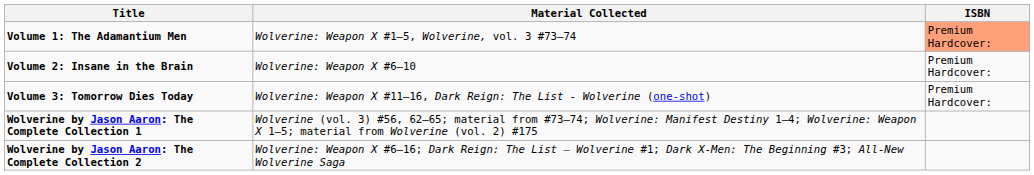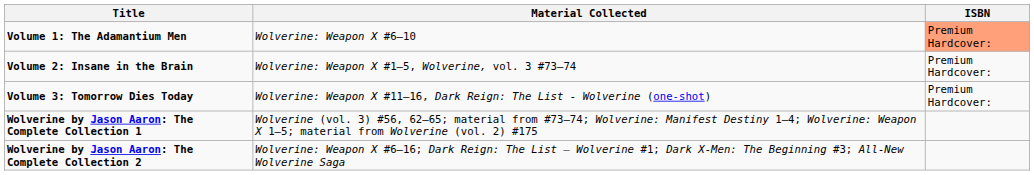(416, 37) Wolverine: Weapon X #1–5, Wolverine, vol. 3 #73–74 -> (336, 37) Wolverine: Weapon X #6–10
(336, 66) Wolverine: Weapon X #6–10 -> (416, 66) Wolverine: Weapon X #1–5, Wolverine, vol. 3 #73–74
